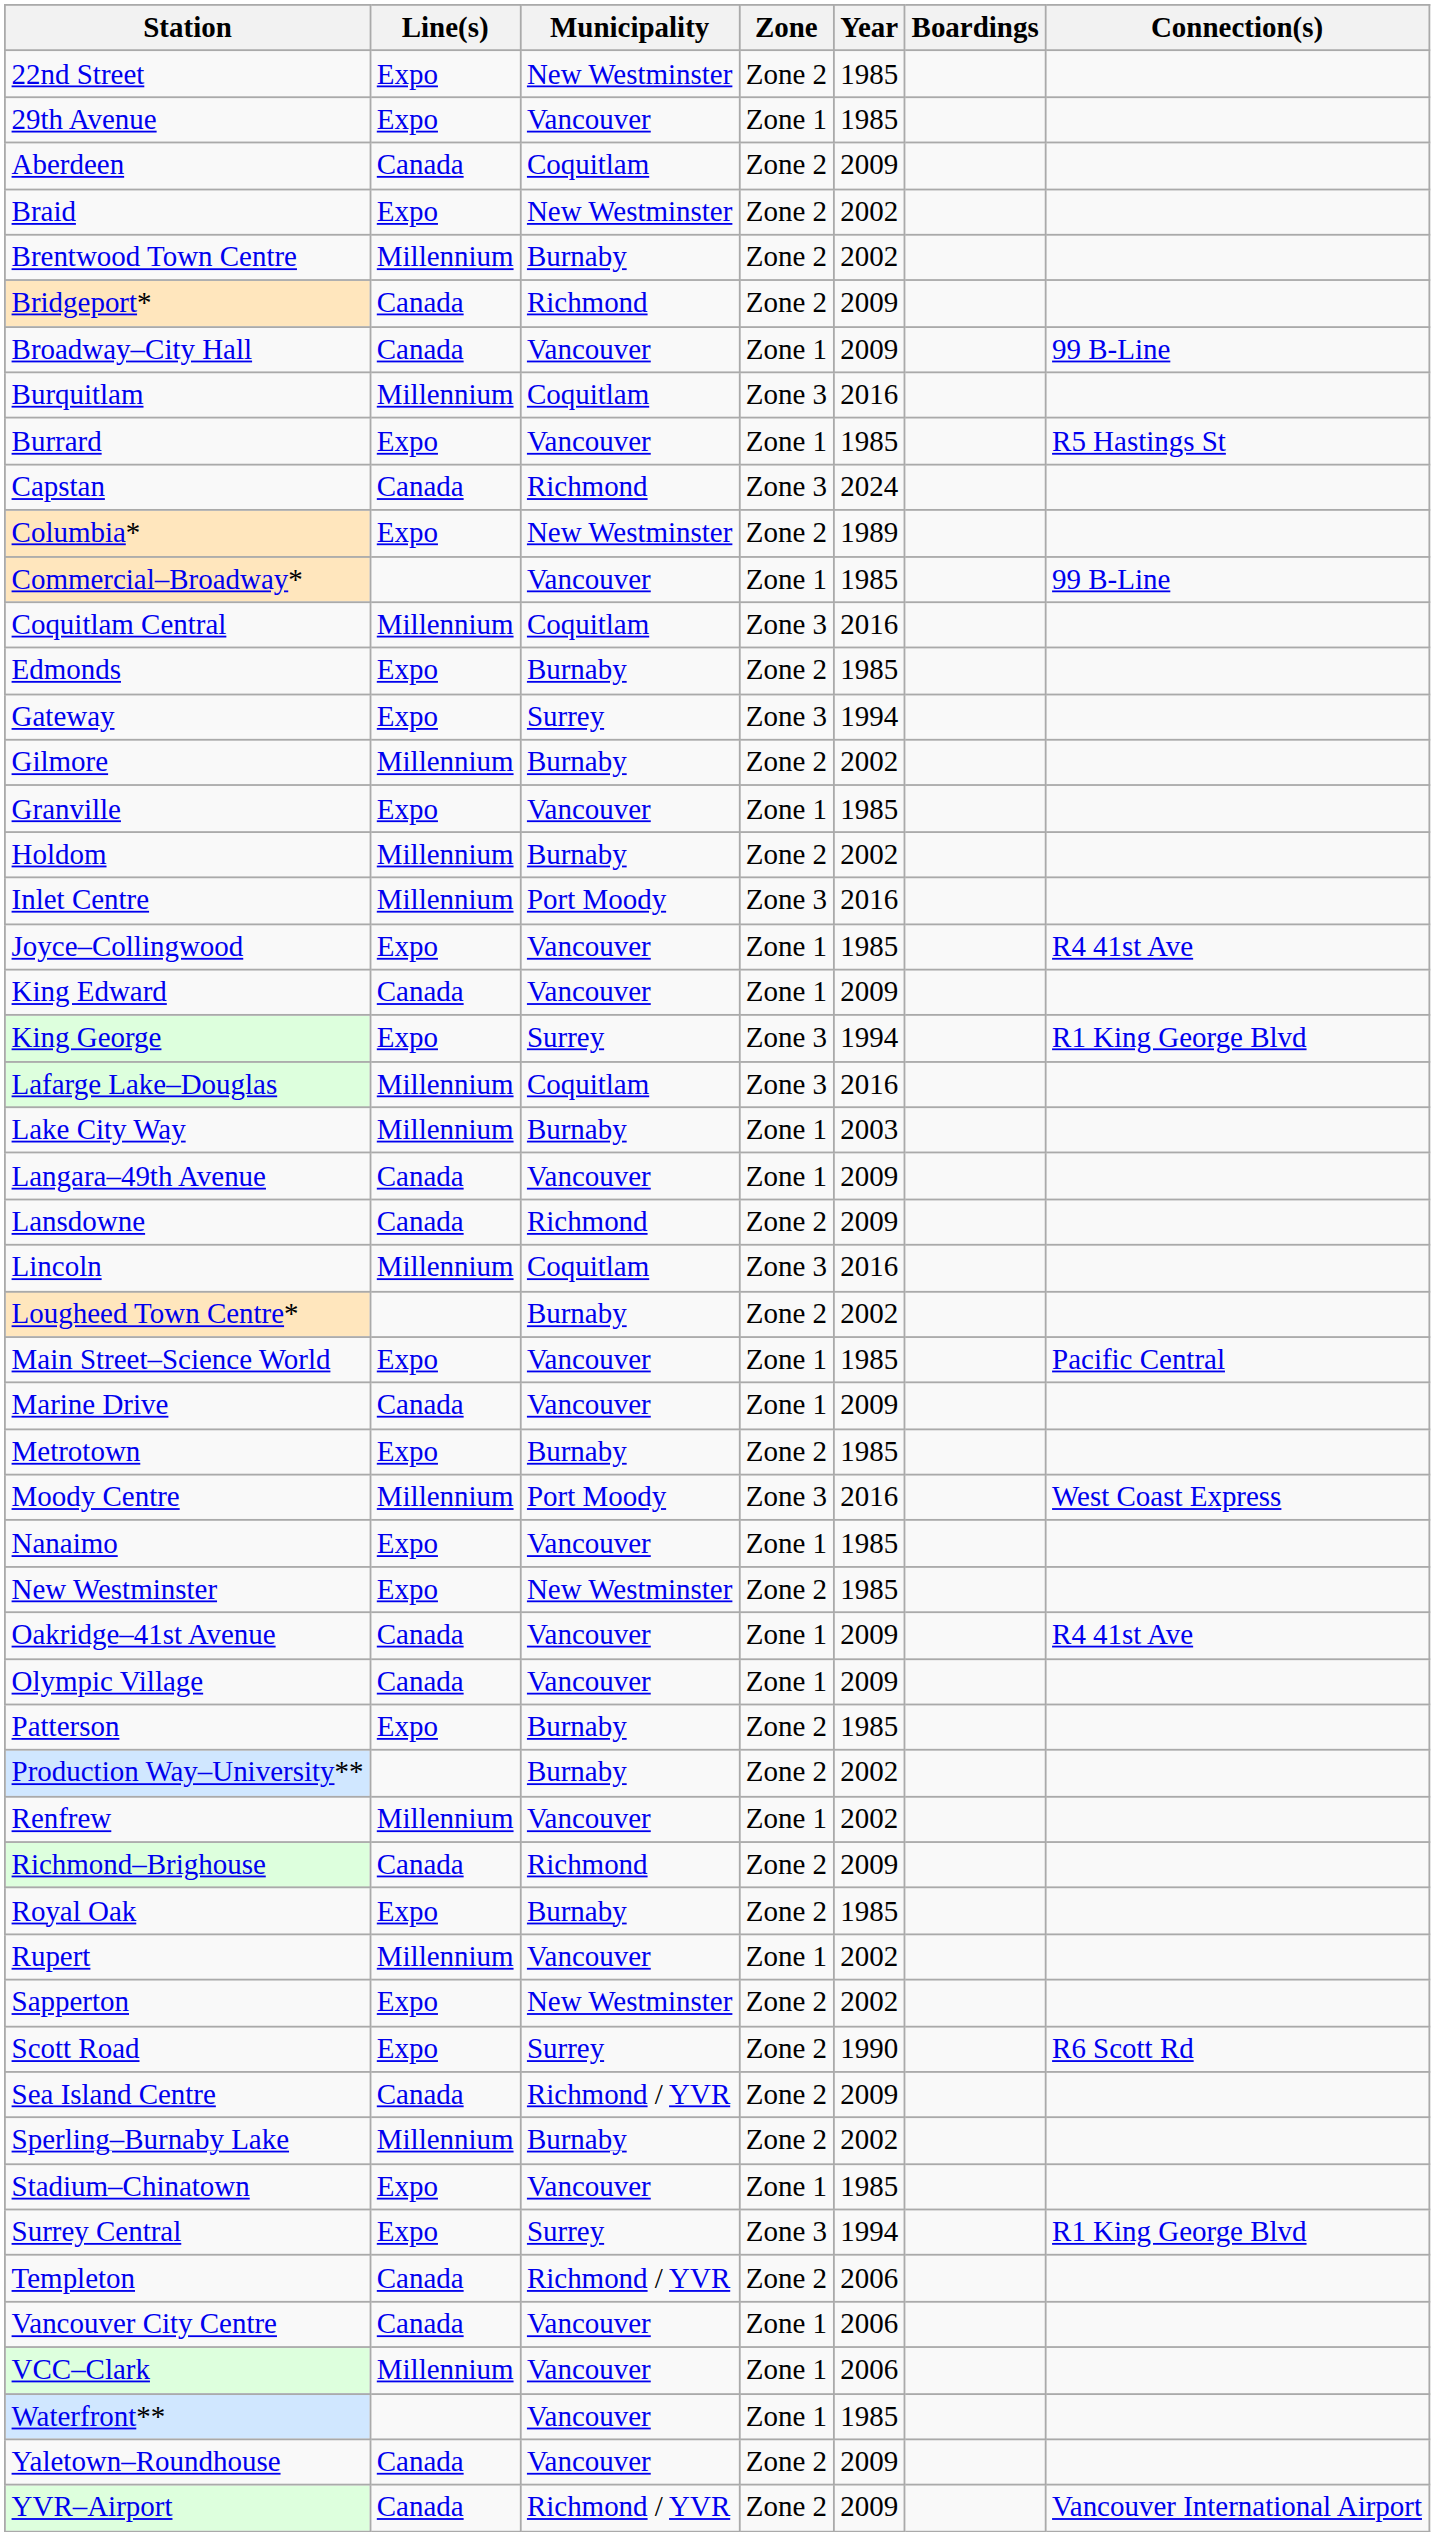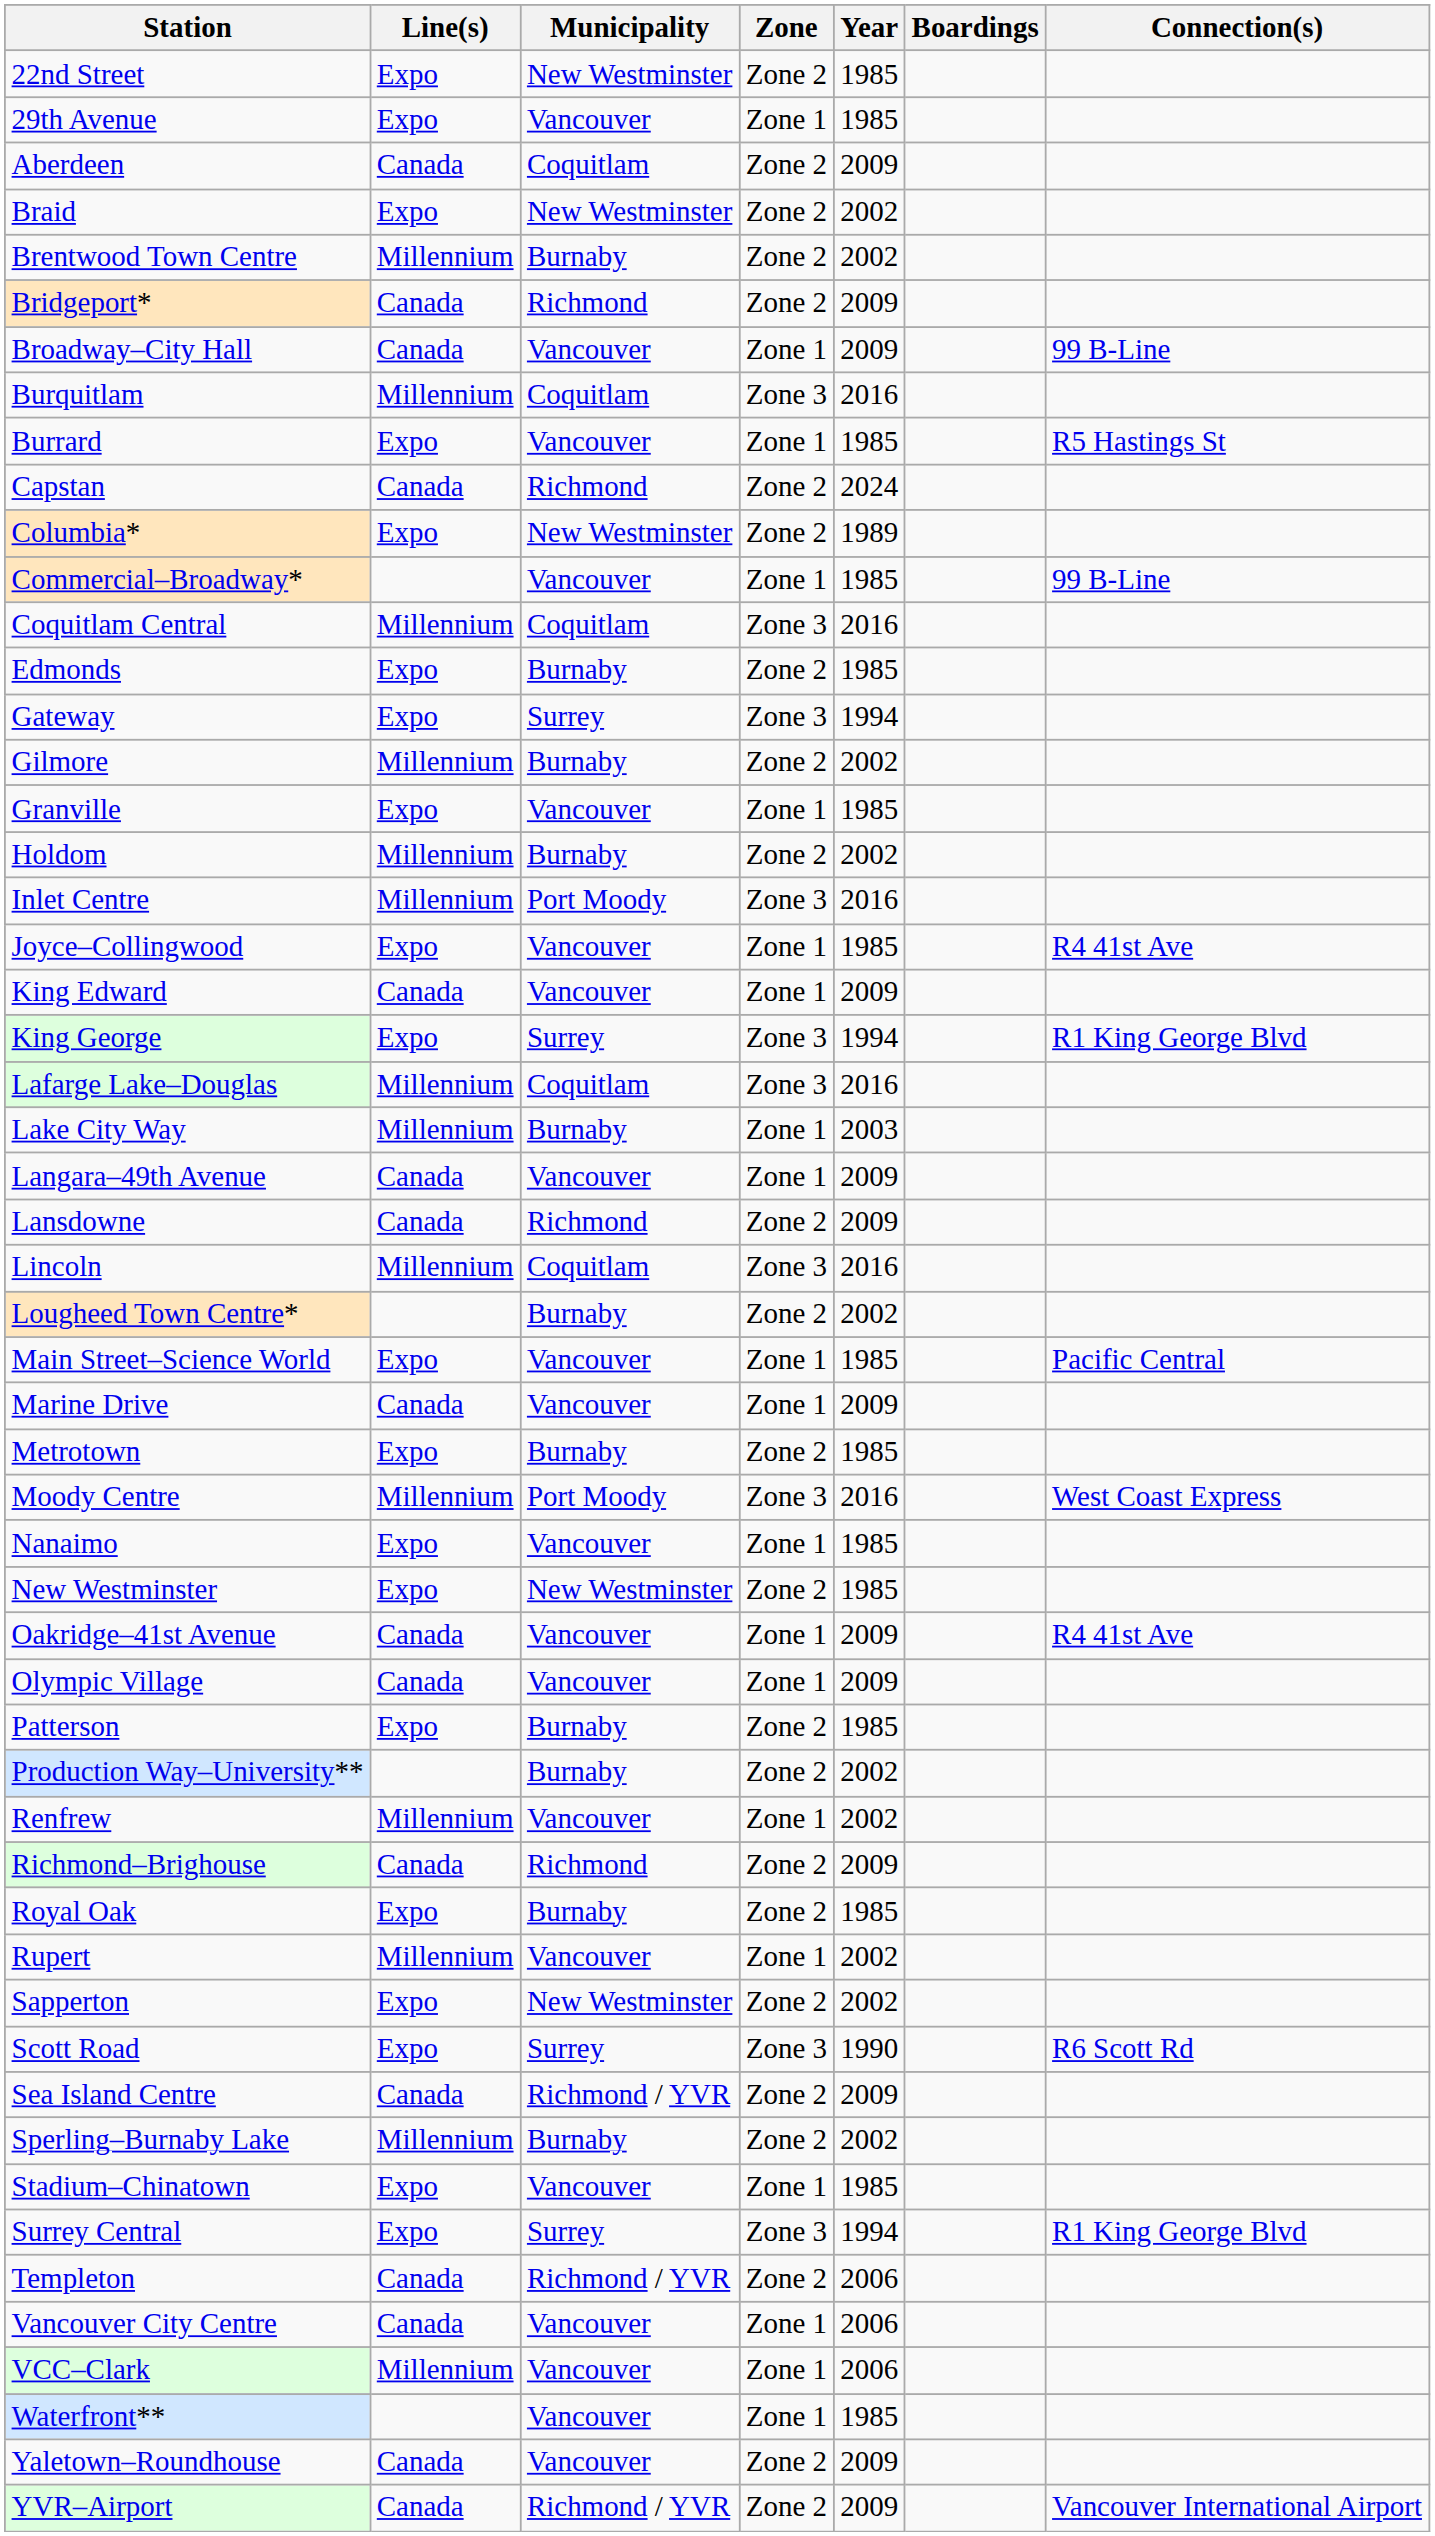(786, 486) Zone 3 -> (786, 486) Zone 2
(786, 2048) Zone 2 -> (786, 2048) Zone 3
